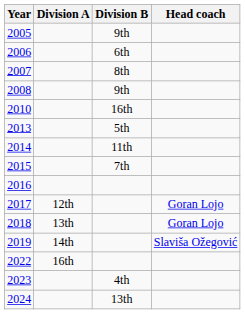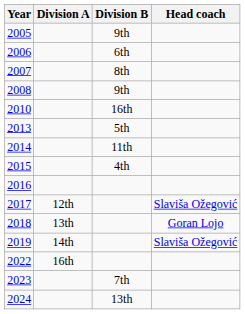(122, 166) 7th -> (122, 166) 4th
(196, 204) Goran Lojo -> (196, 204) Slaviša Ožegović
(122, 280) 4th -> (122, 280) 7th
